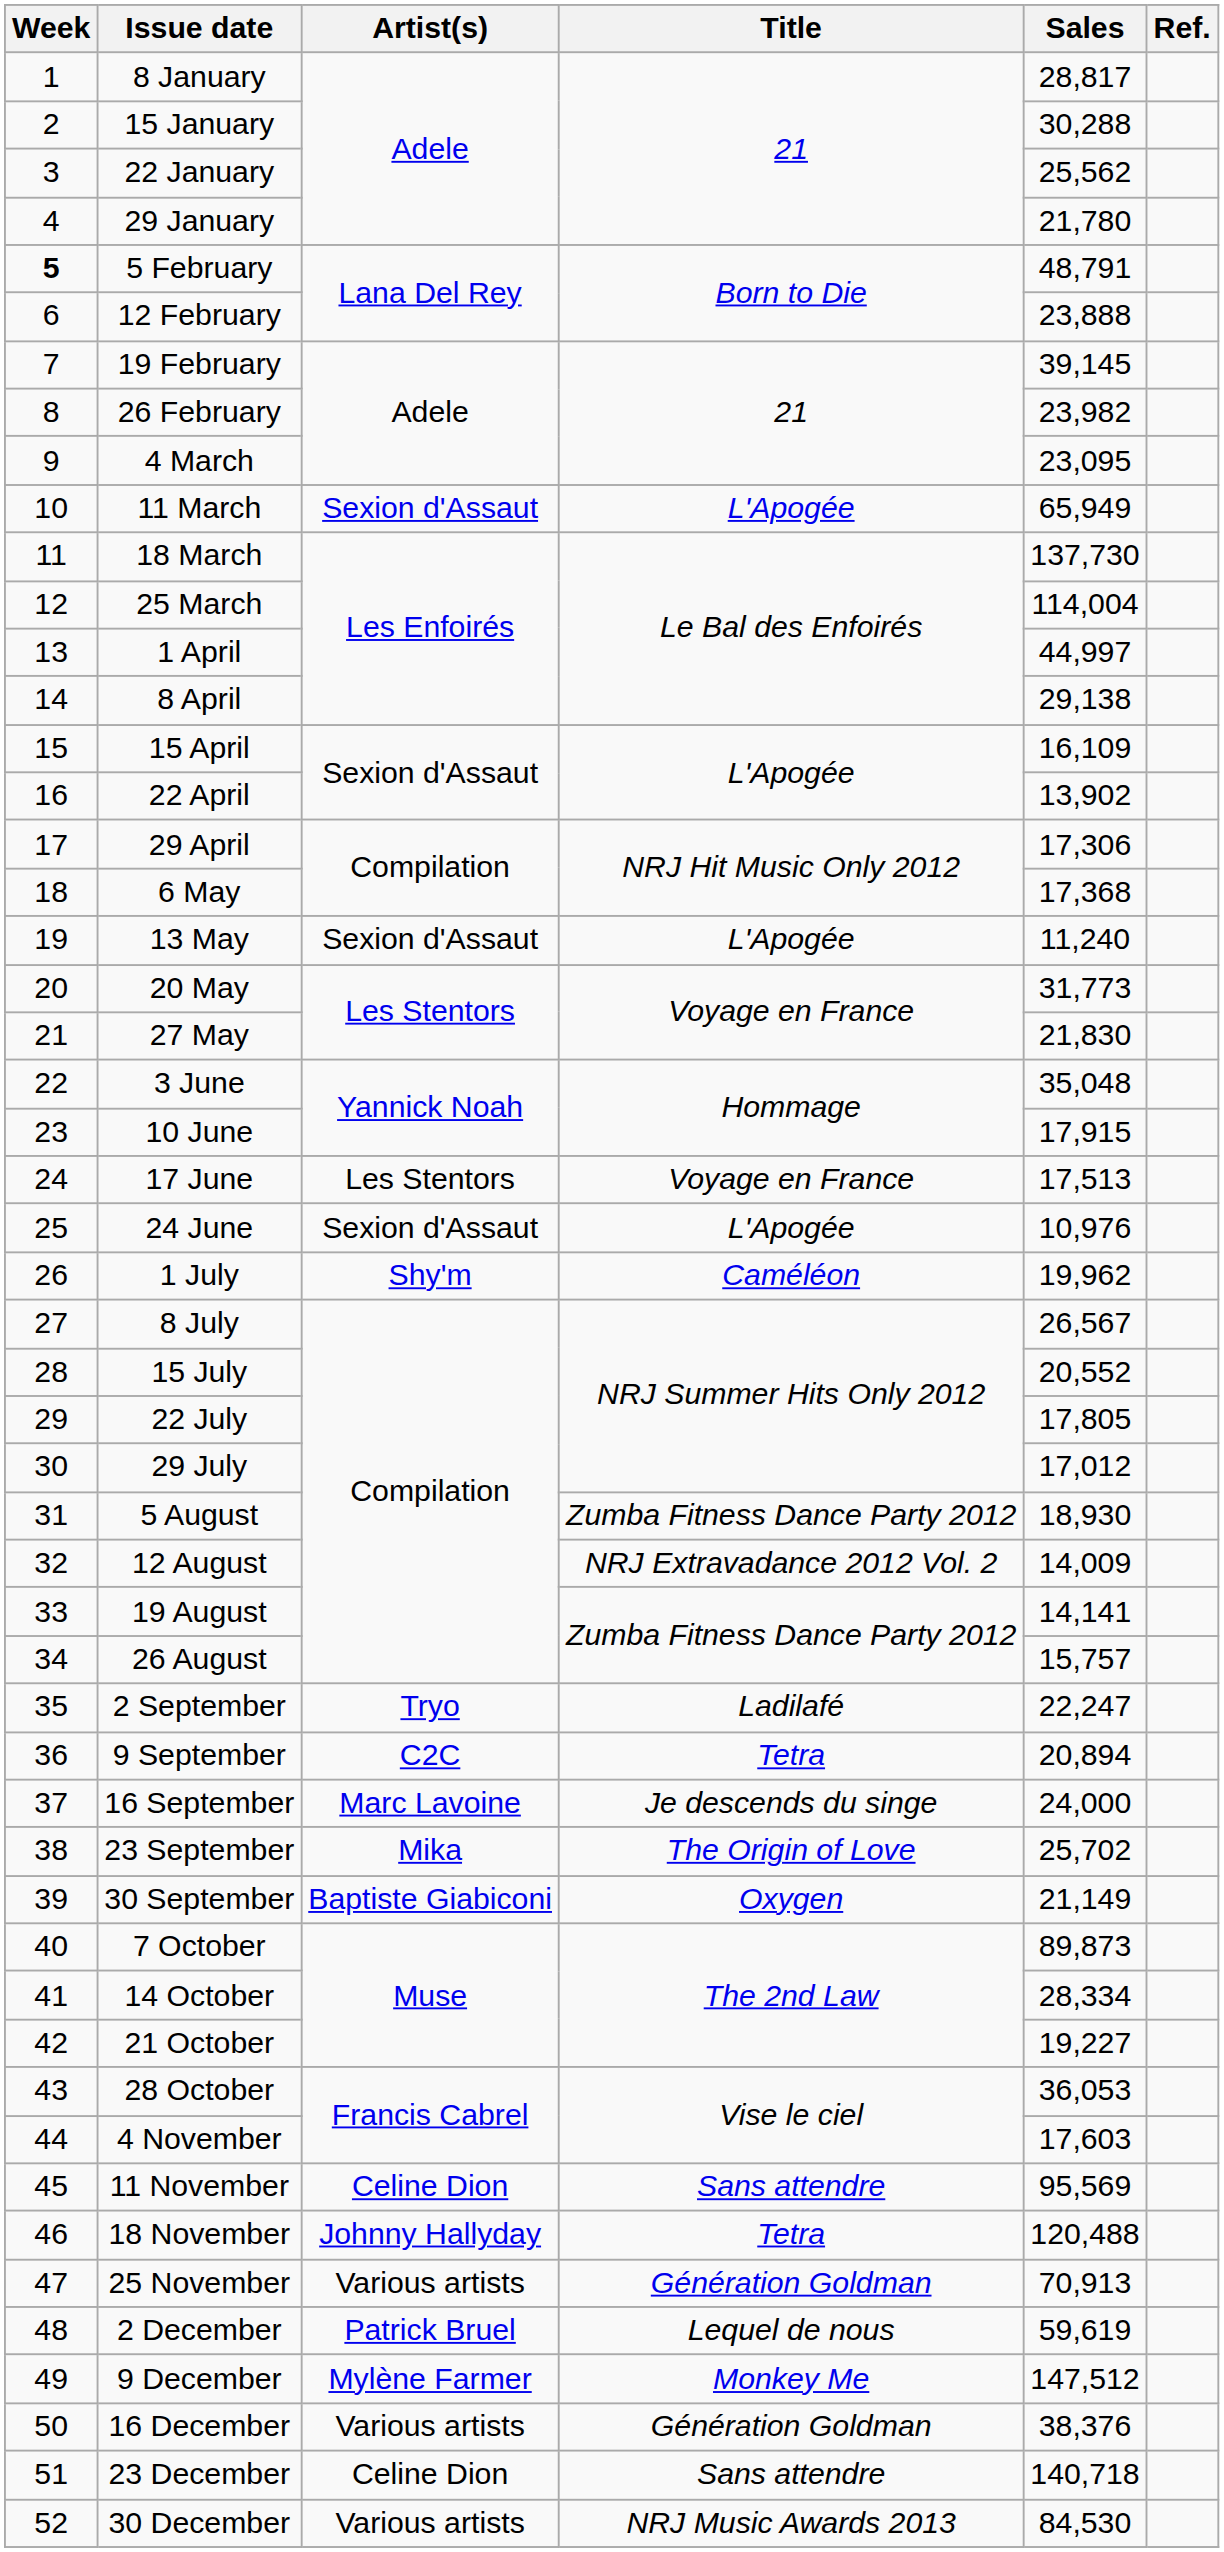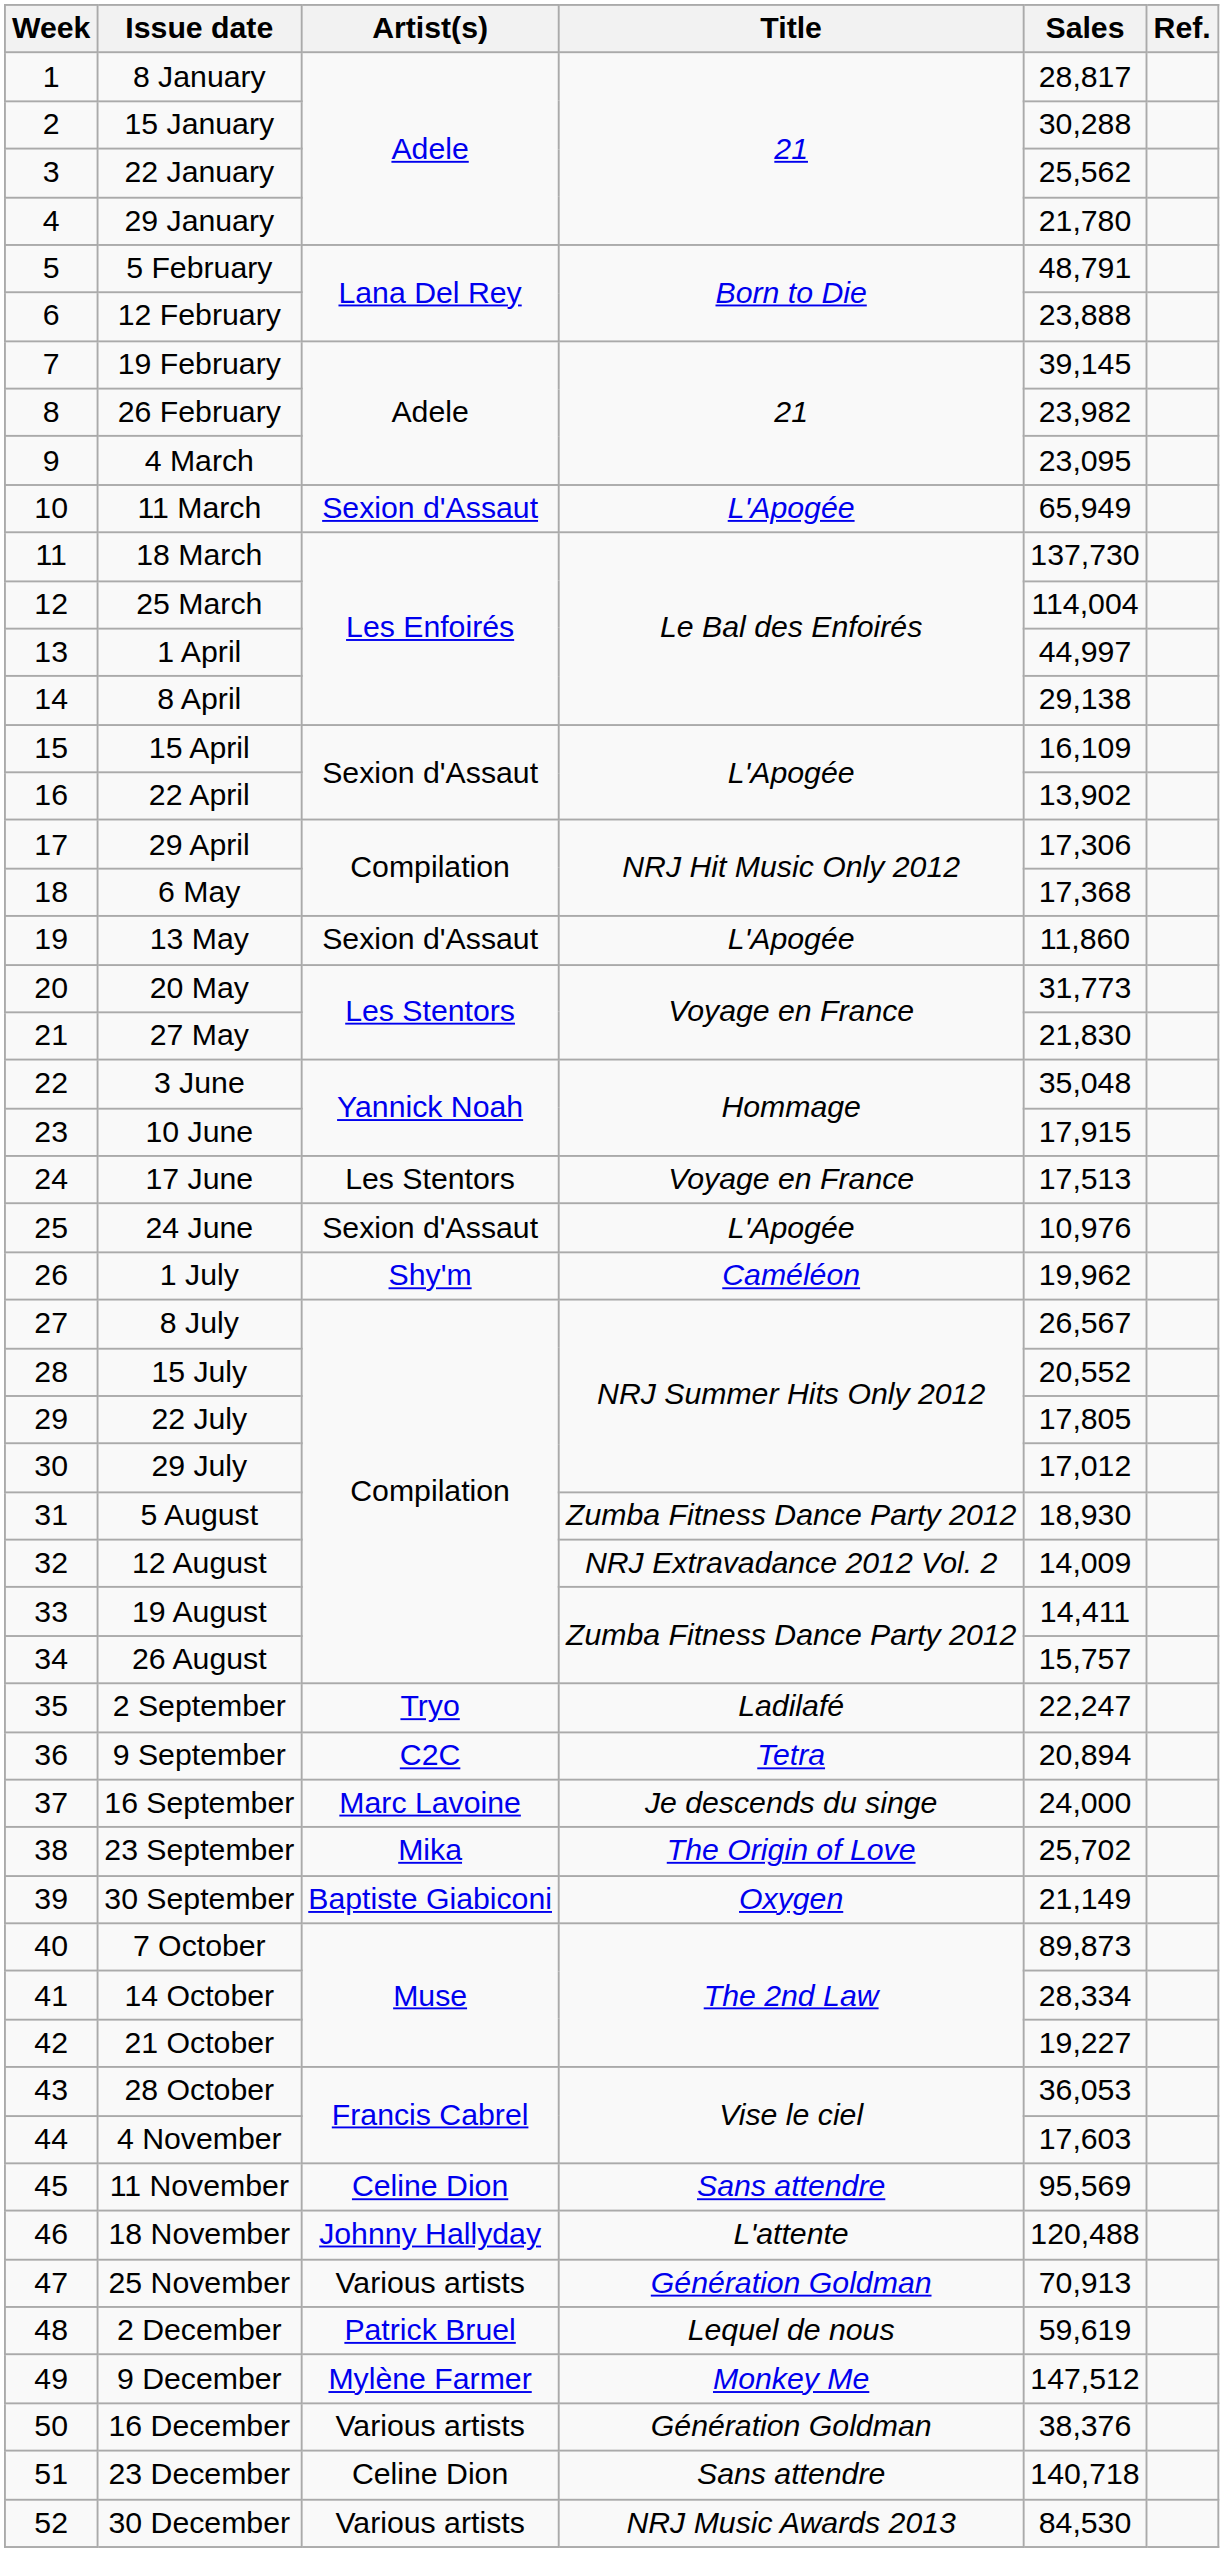(51, 268) bold -> (51, 268) normal
(1085, 939) 11,240 -> (1085, 939) 11,860
(1085, 1611) 14,141 -> (1085, 1611) 14,411
(791, 2234) Tetra -> (791, 2234) L'attente
